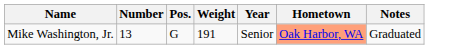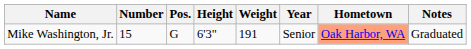+ column: (215, 14)
(125, 34) 13 -> (125, 34) 15
